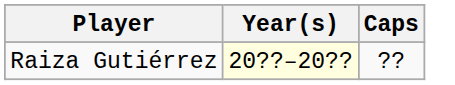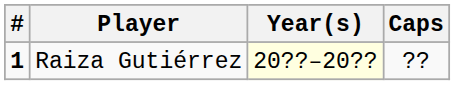+ column: (17, 24)
